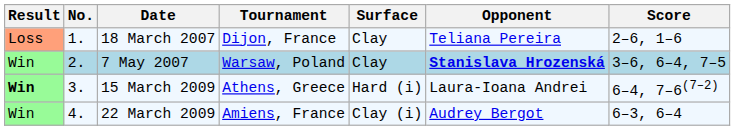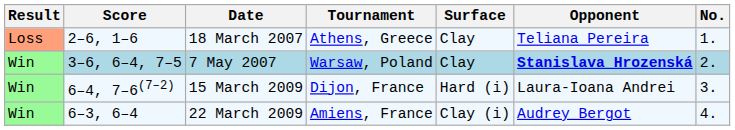columns swapped: (81, 16) <-> (669, 16)
(279, 39) Dijon, France -> (371, 39) Athens, Greece
(21, 88) bold -> (21, 88) normal
(284, 88) Athens, Greece -> (367, 88) Dijon, France
